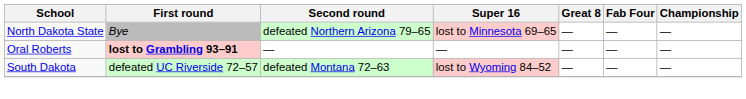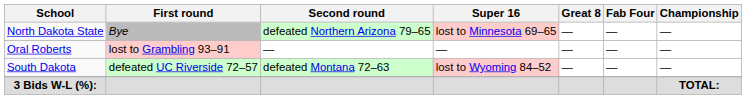(173, 49) bold -> (169, 49) normal
+ row: (55, 85)
